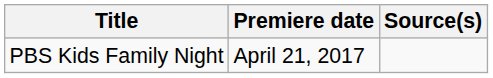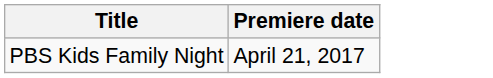- column: (433, 21)
